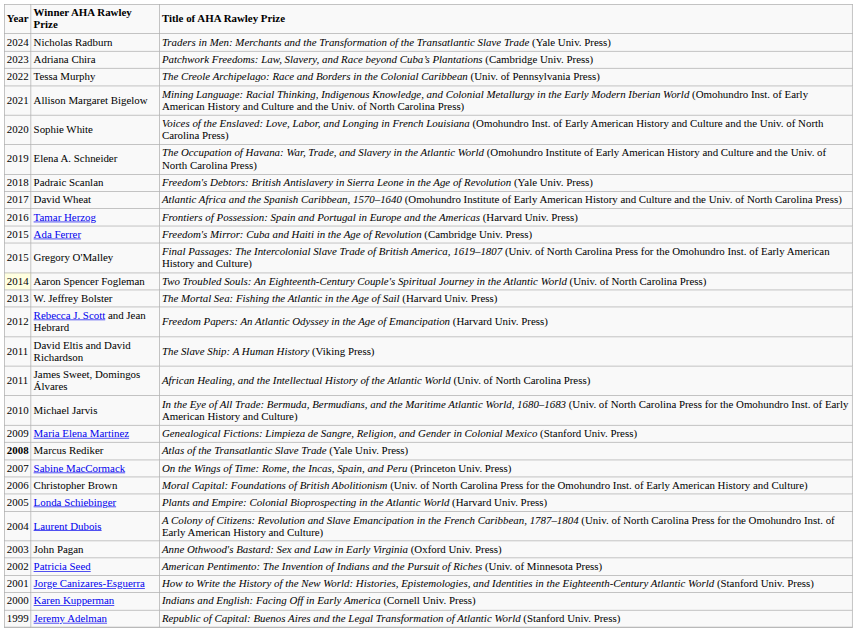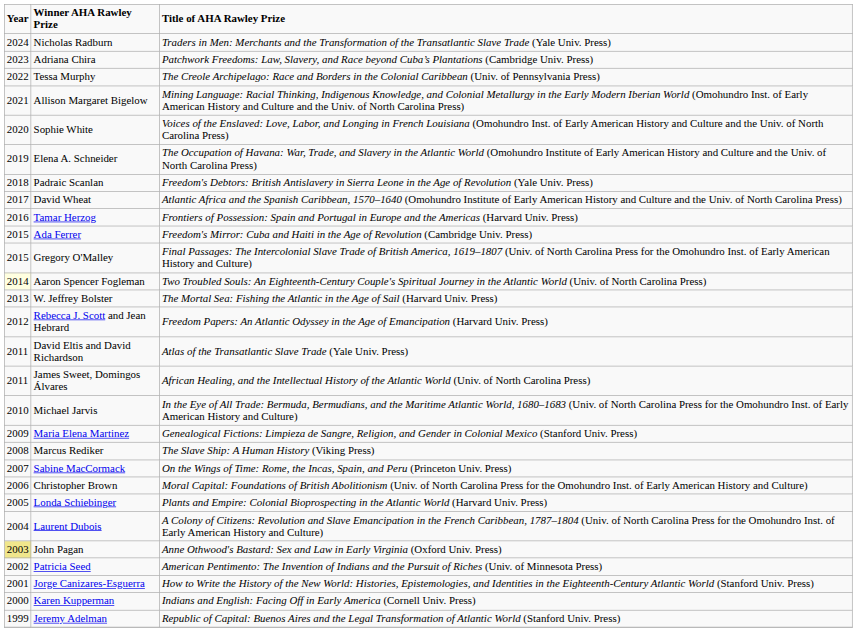(268, 351) The Slave Ship: A Human History (Viking Press) -> (285, 351) Atlas of the Transatlantic Slave Trade (Yale Univ. Press)
(18, 451) bold -> (18, 451) normal
(285, 451) Atlas of the Transatlantic Slave Trade (Yale Univ. Press) -> (268, 451) The Slave Ship: A Human History (Viking Press)
(18, 549) no background -> (18, 549) khaki background
